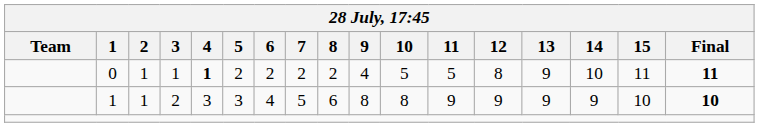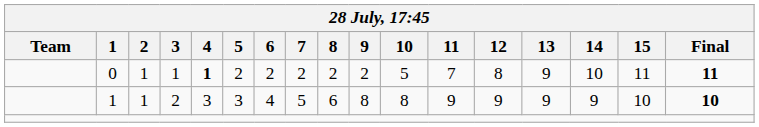(365, 73) 4 -> (365, 73) 2
(451, 73) 5 -> (451, 73) 7
